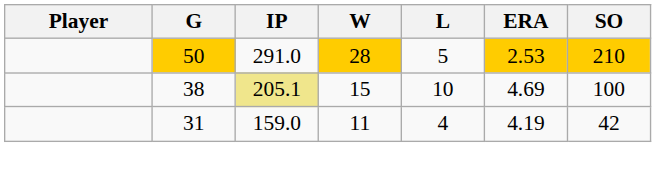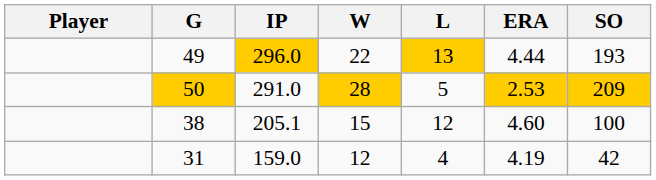+ row: (194, 55)
(609, 55) 210 -> (609, 89) 209
(277, 89) khaki background -> (277, 123) no background
(443, 89) 10 -> (443, 123) 12
(526, 89) 4.69 -> (526, 123) 4.60
(360, 123) 11 -> (360, 157) 12
